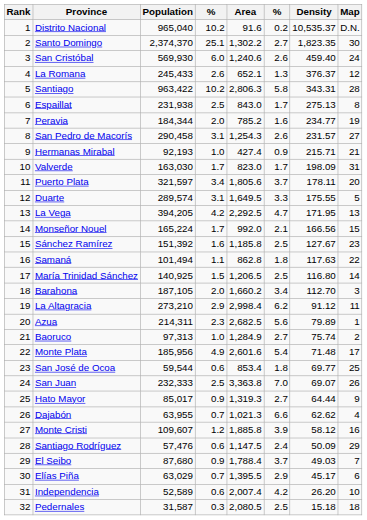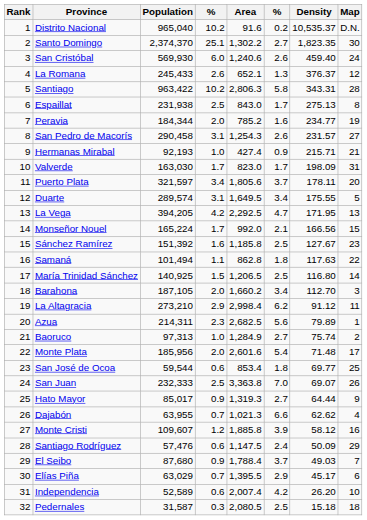(281, 197) 3.3 -> (281, 197) 3.4
(218, 352) 4.9 -> (218, 352) 2.0
